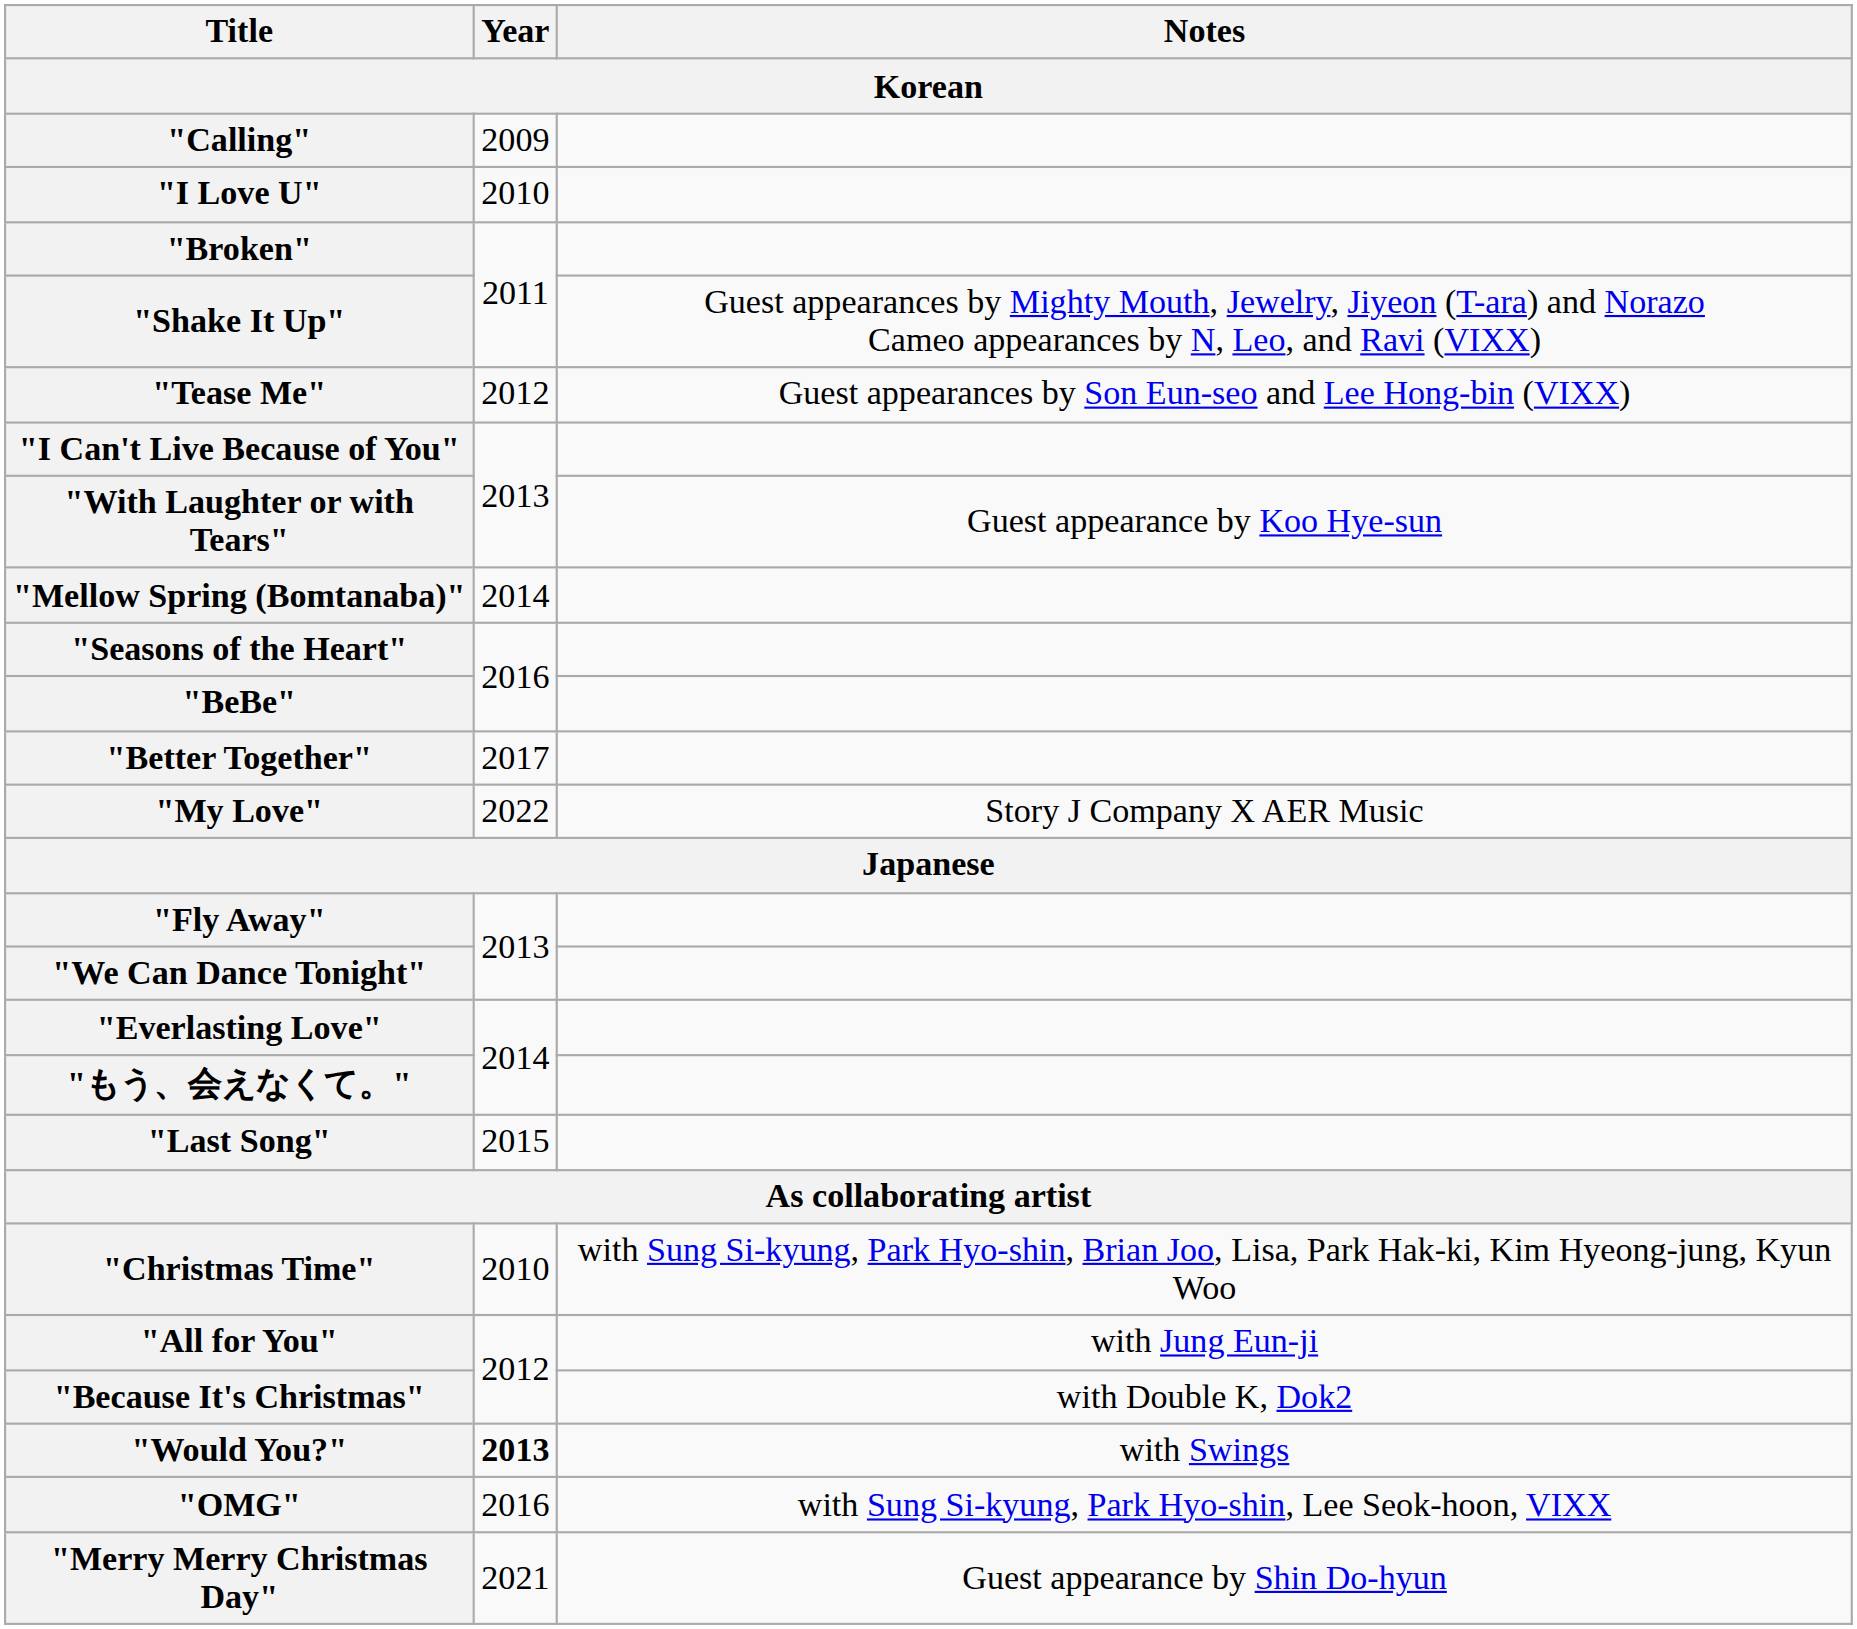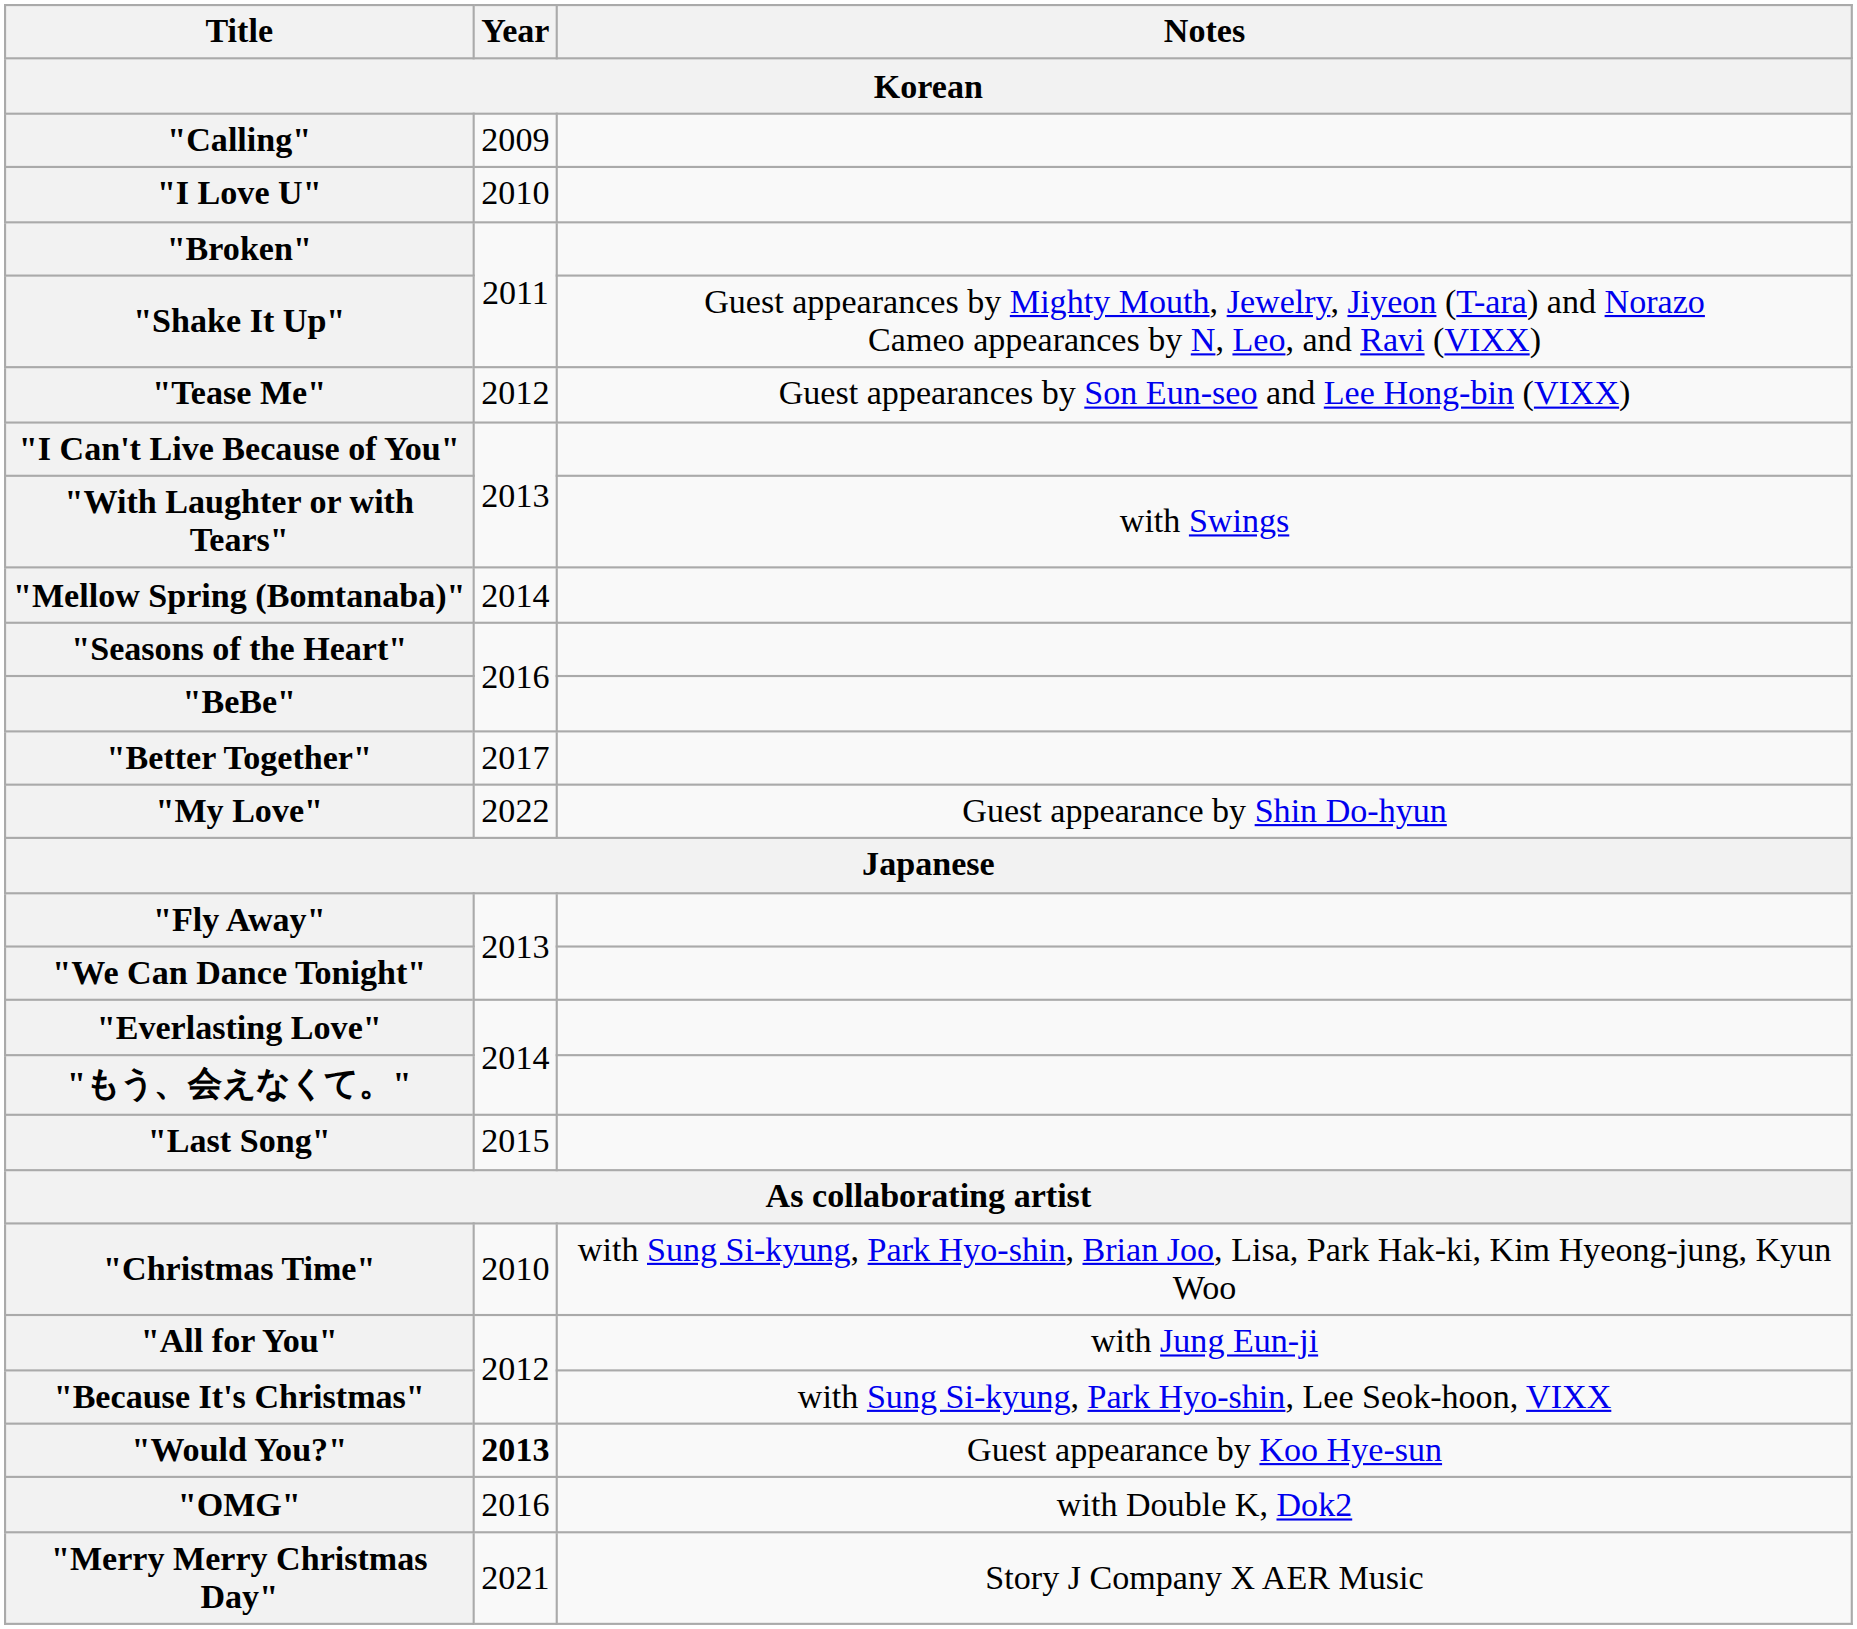(1205, 521) Guest appearance by Koo Hye-sun -> (1205, 521) with Swings
(1205, 810) Story J Company X AER Music -> (1205, 810) Guest appearance by Shin Do-hyun
(1205, 1396) with Double K, Dok2 -> (1205, 1396) with Sung Si-kyung, Park Hyo-shin, Lee Seok-hoon, VIXX
(1205, 1450) with Swings -> (1205, 1450) Guest appearance by Koo Hye-sun
(1205, 1504) with Sung Si-kyung, Park Hyo-shin, Lee Seok-hoon, VIXX -> (1205, 1504) with Double K, Dok2
(1205, 1577) Guest appearance by Shin Do-hyun -> (1205, 1577) Story J Company X AER Music
